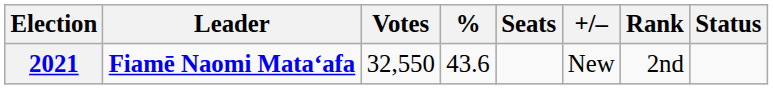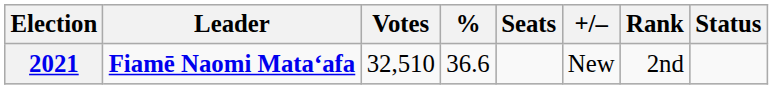(401, 63) 32,550 -> (401, 63) 32,510
(468, 63) 43.6 -> (468, 63) 36.6
